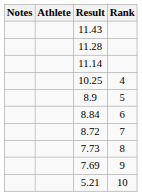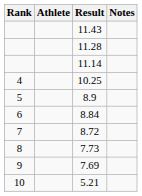columns swapped: (122, 13) <-> (20, 13)
